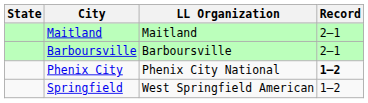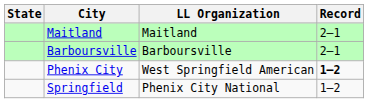(211, 70) Phenix City National -> (228, 70) West Springfield American
(228, 88) West Springfield American -> (211, 88) Phenix City National
